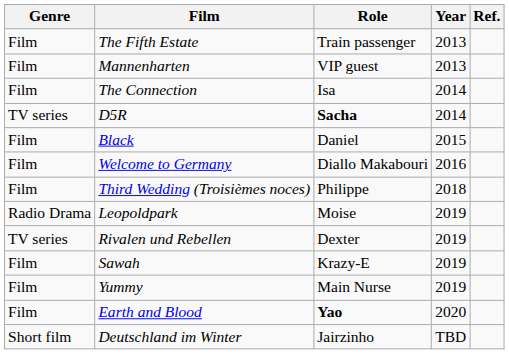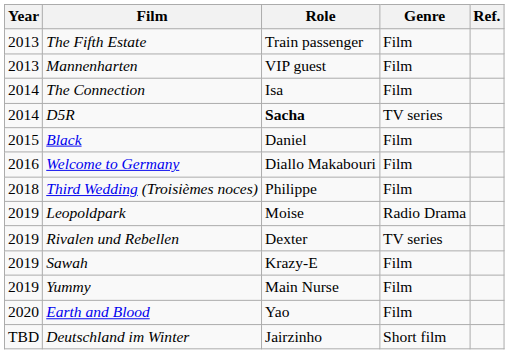columns swapped: (451, 16) <-> (50, 16)
(330, 312) bold -> (277, 312) normal
